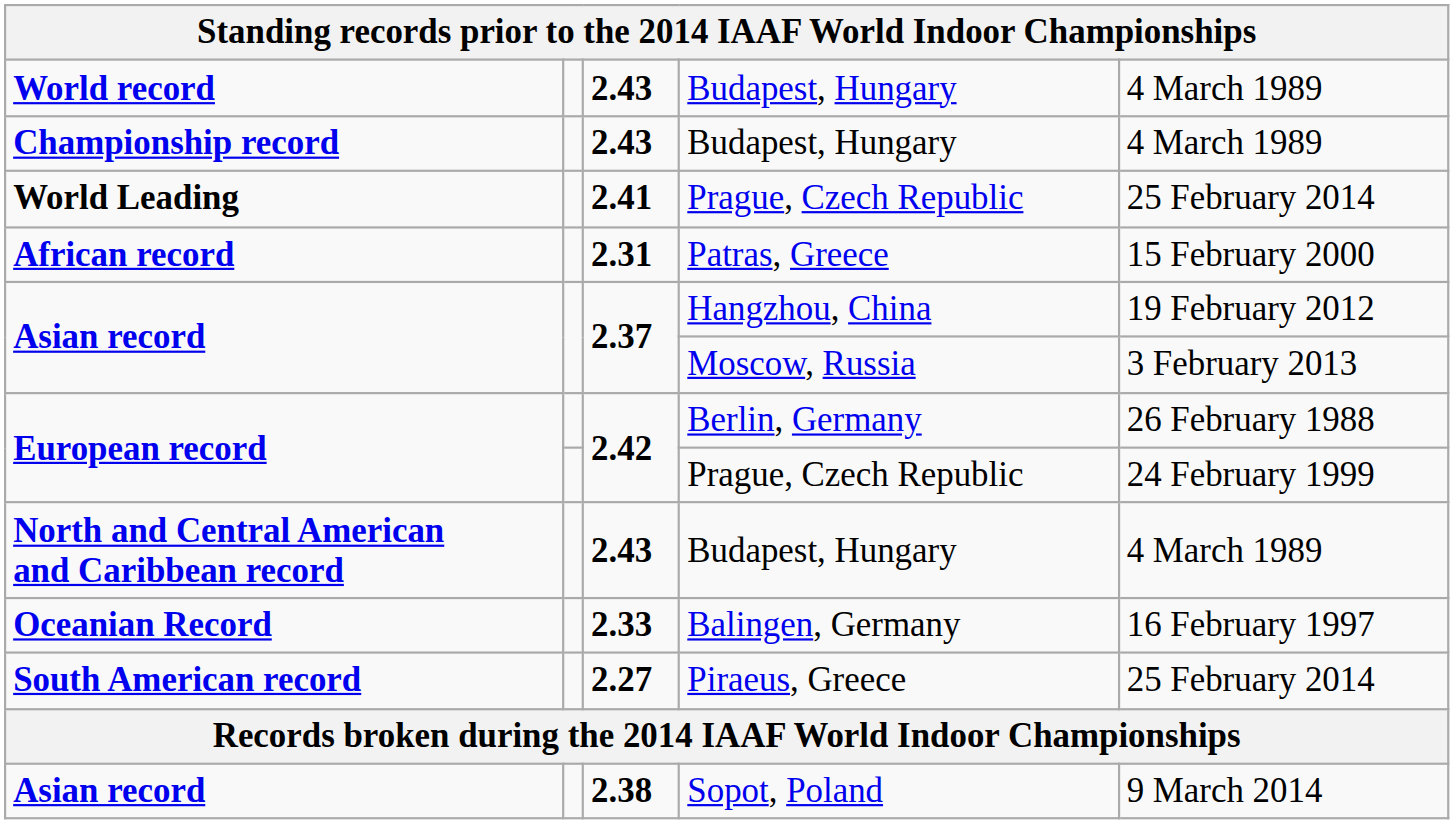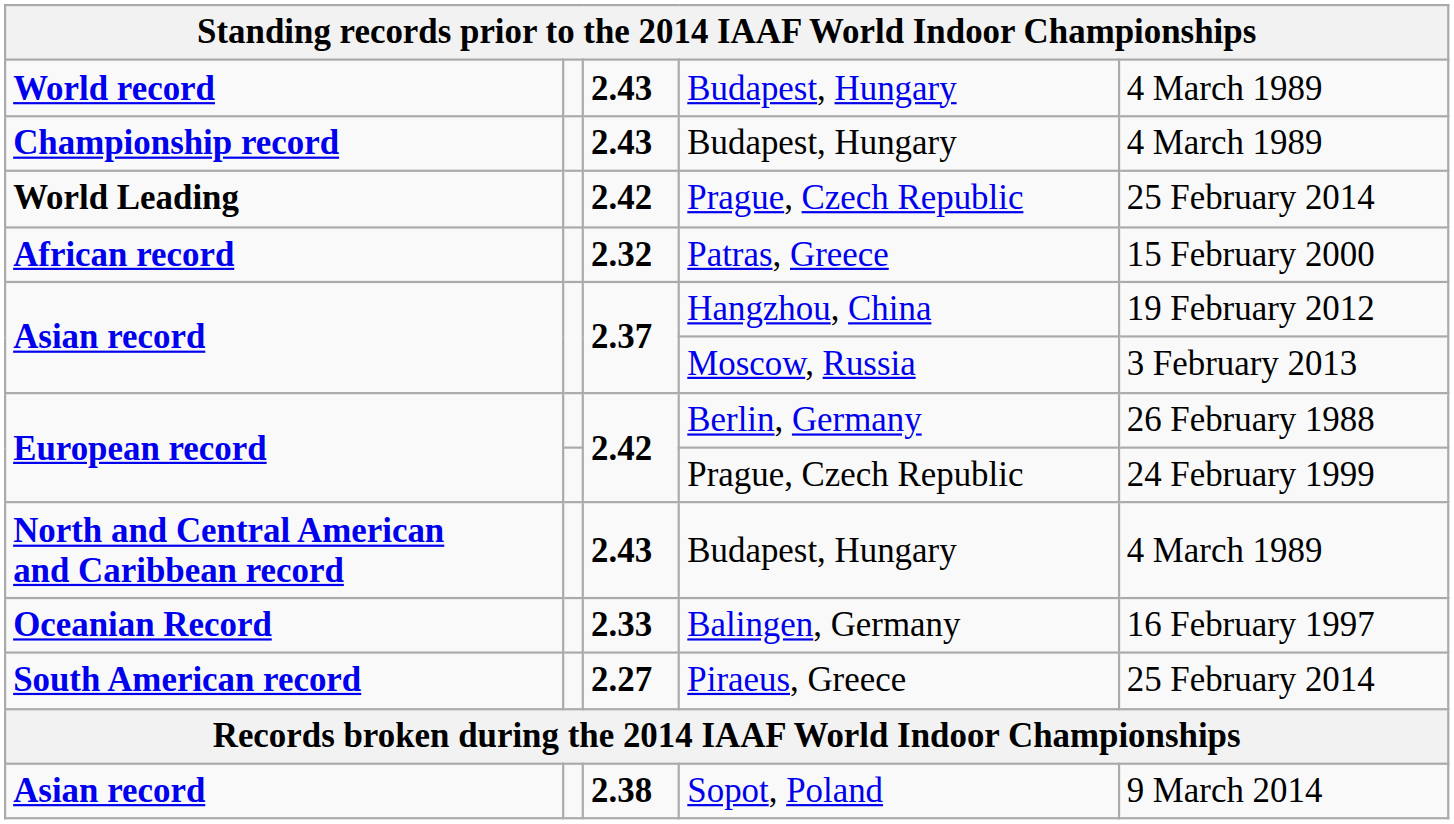(622, 198) 2.41 -> (622, 198) 2.42
(622, 253) 2.31 -> (622, 253) 2.32
